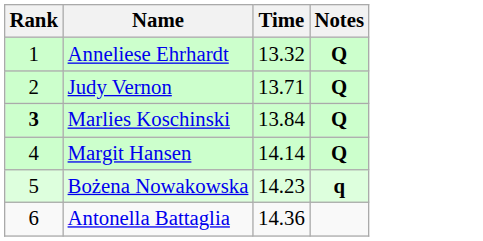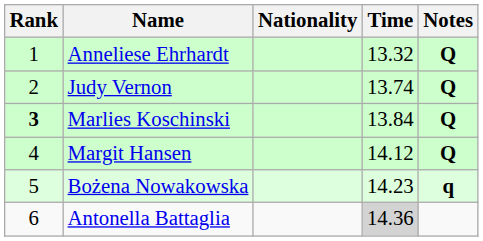+ column: (308, 20)
(281, 86) 13.71 -> (390, 86) 13.74
(281, 152) 14.14 -> (390, 152) 14.12
(281, 218) no background -> (390, 218) lightgrey background
